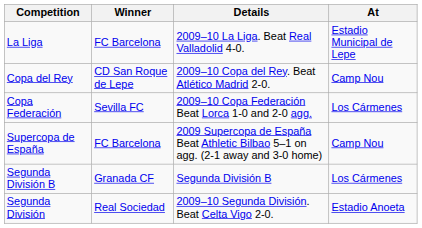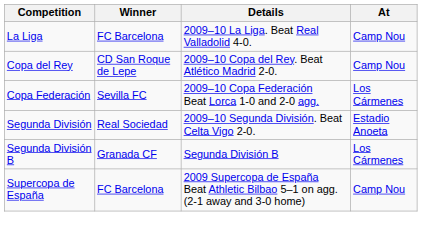(362, 42) Estadio Municipal de Lepe -> (379, 36) Camp Nou
rows swapped: (29, 208) <-> (41, 143)
